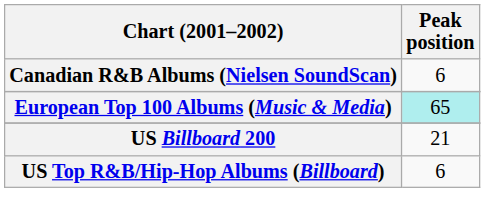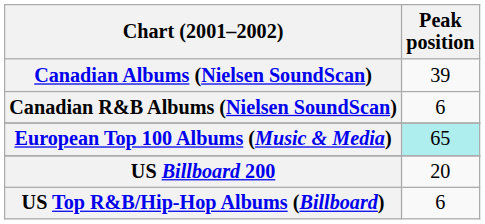+ row: (203, 75)
(440, 139) 21 -> (440, 171) 20
